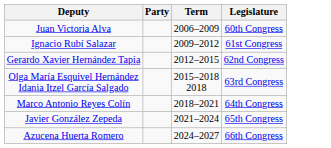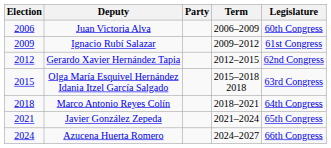+ column: (24, 12)
